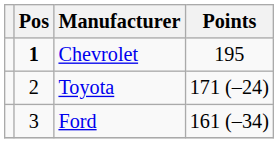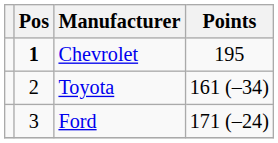(229, 88) 171 (–24) -> (229, 88) 161 (–34)
(229, 121) 161 (–34) -> (229, 121) 171 (–24)
